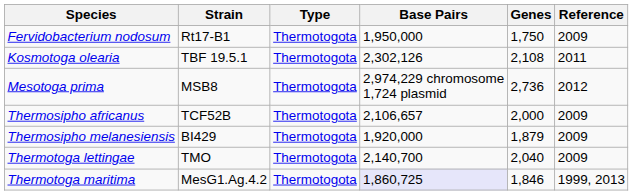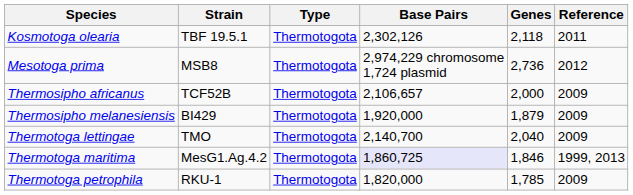- row: (89, 36)
(527, 57) 2,108 -> (527, 36) 2,118
+ row: (75, 179)
